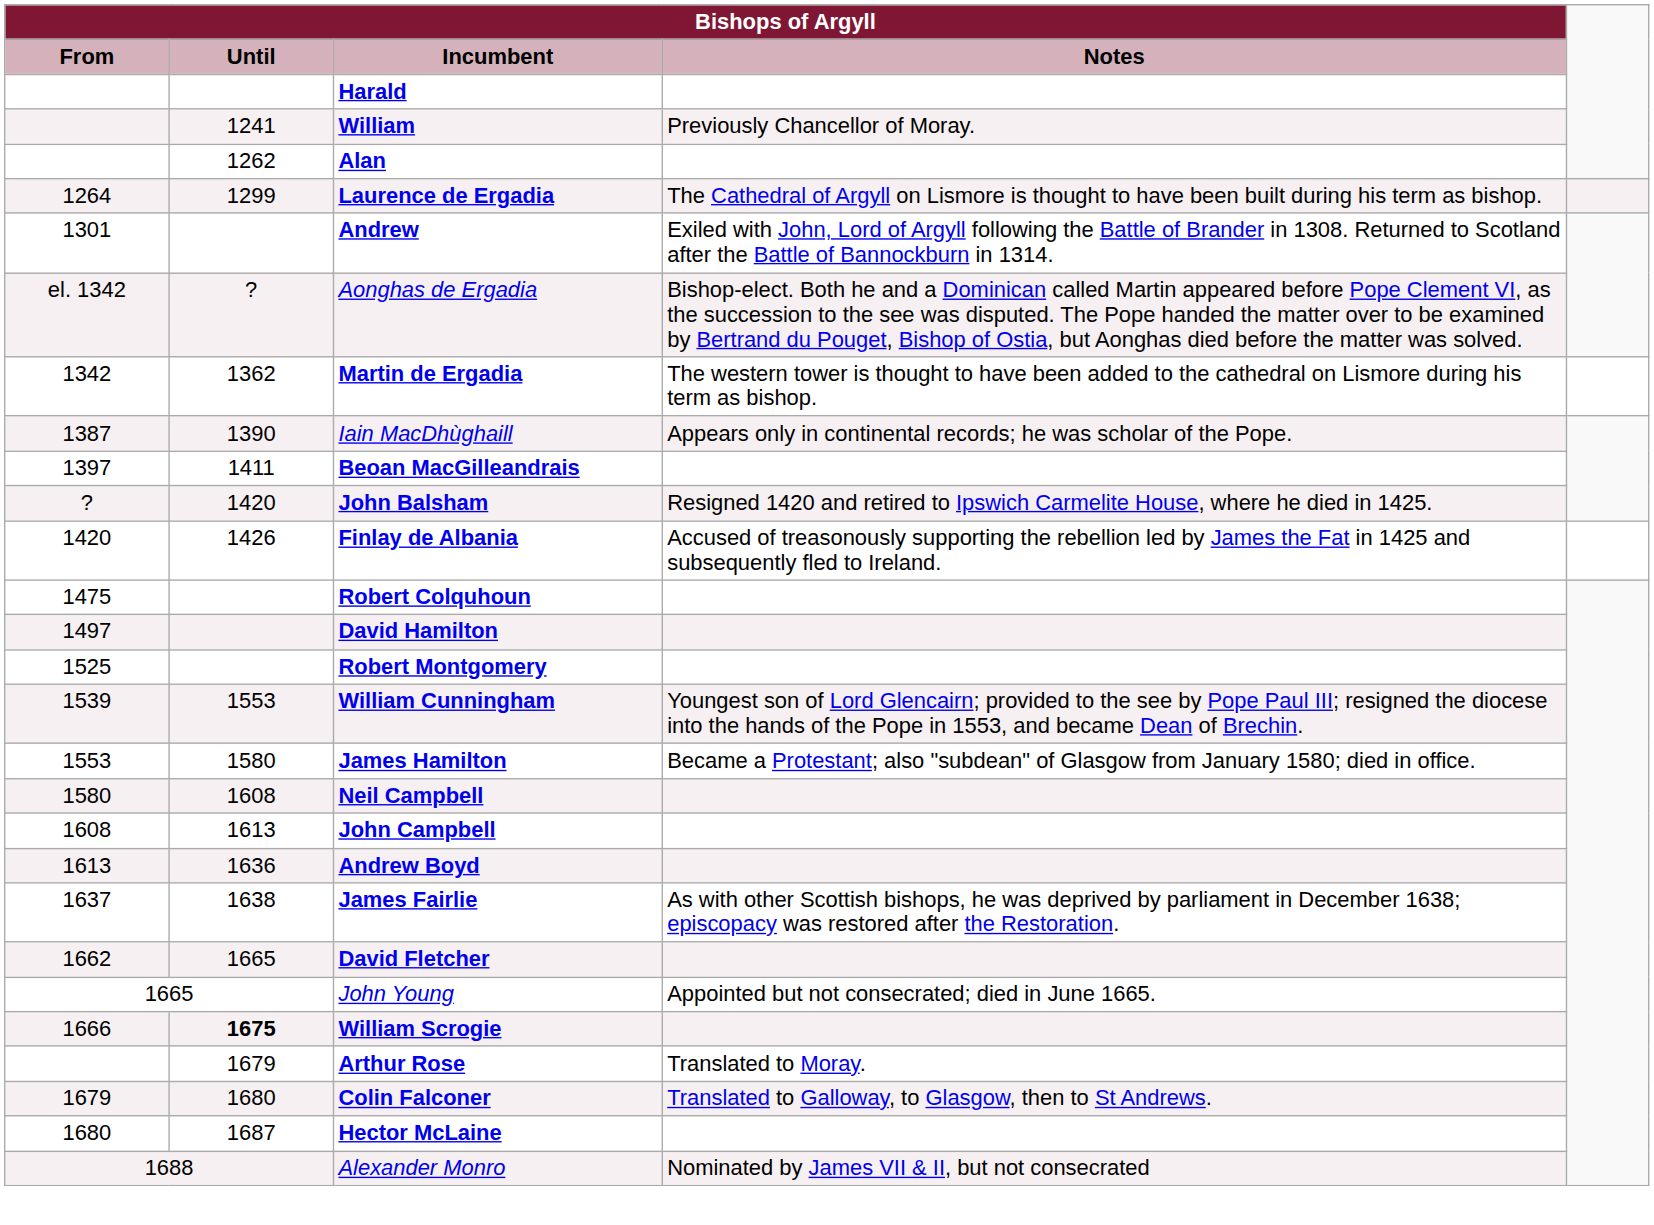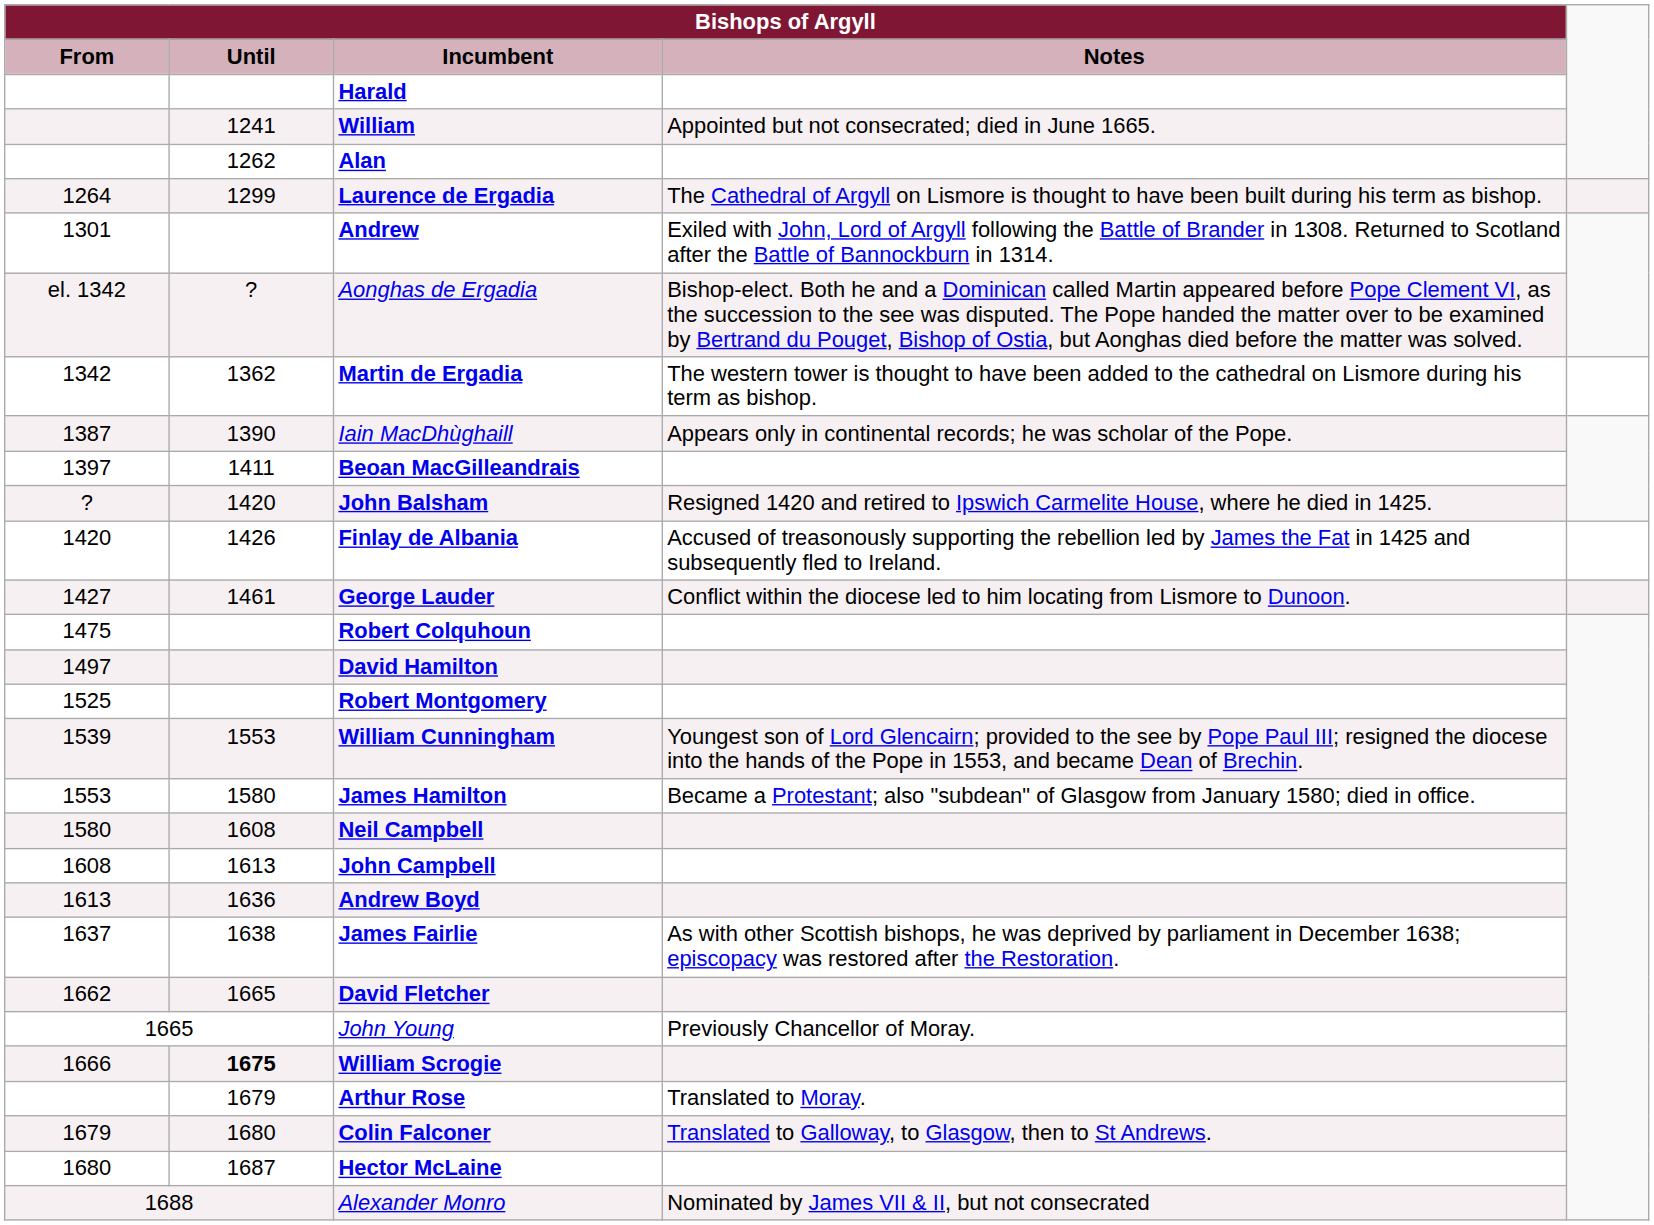(821, 126) Previously Chancellor of Moray. -> (912, 126) Appointed but not consecrated; died in June 1665.
+ row: (416, 597)
(912, 994) Appointed but not consecrated; died in June 1665. -> (821, 1028) Previously Chancellor of Moray.
